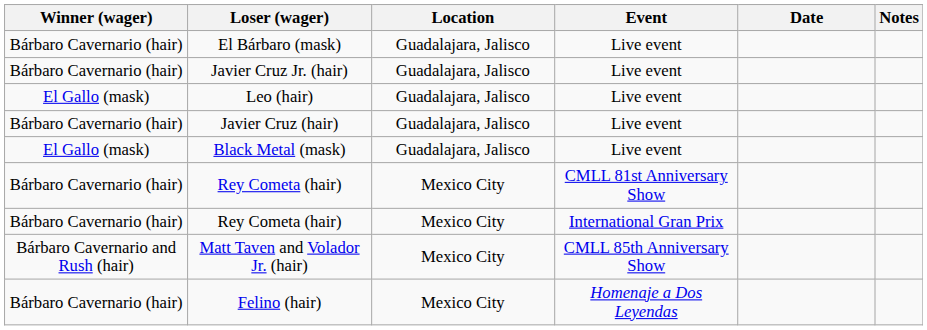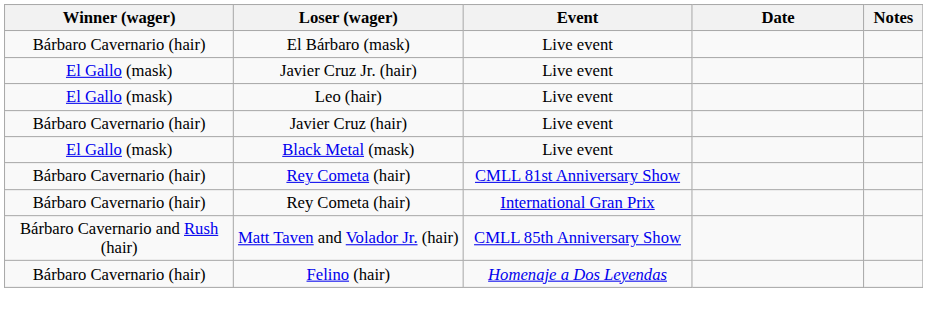- column: (463, 17)
(96, 70) Bárbaro Cavernario (hair) -> (119, 70) El Gallo (mask)
